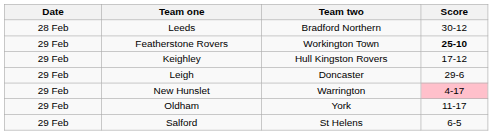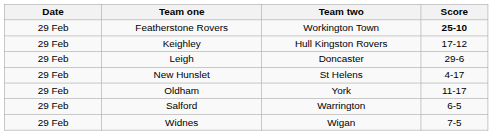- row: (182, 28)
(341, 91) Warrington -> (341, 75) St Helens
(454, 91) pink background -> (454, 75) no background
(341, 122) St Helens -> (341, 106) Warrington
+ row: (182, 122)
